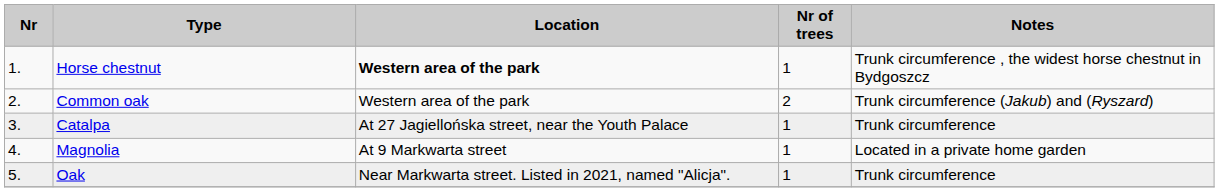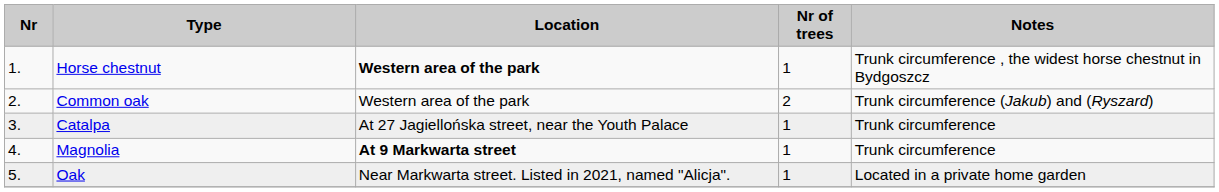(433, 150) normal -> (437, 150) bold
(970, 150) Located in a private home garden -> (925, 150) Trunk circumference
(925, 174) Trunk circumference -> (970, 174) Located in a private home garden
